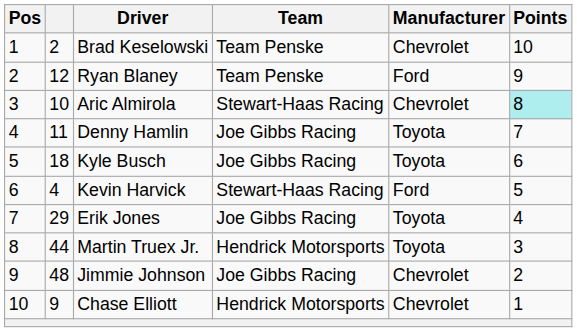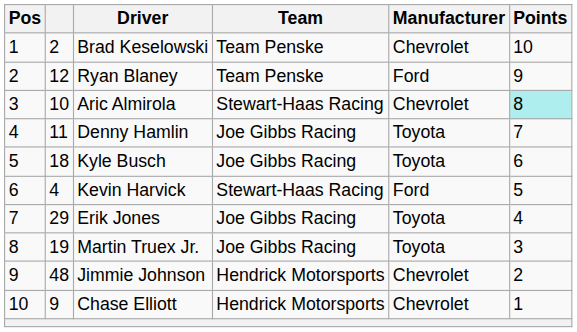(59, 246) 44 -> (59, 246) 19
(301, 246) Hendrick Motorsports -> (286, 246) Joe Gibbs Racing
(286, 275) Joe Gibbs Racing -> (301, 275) Hendrick Motorsports
